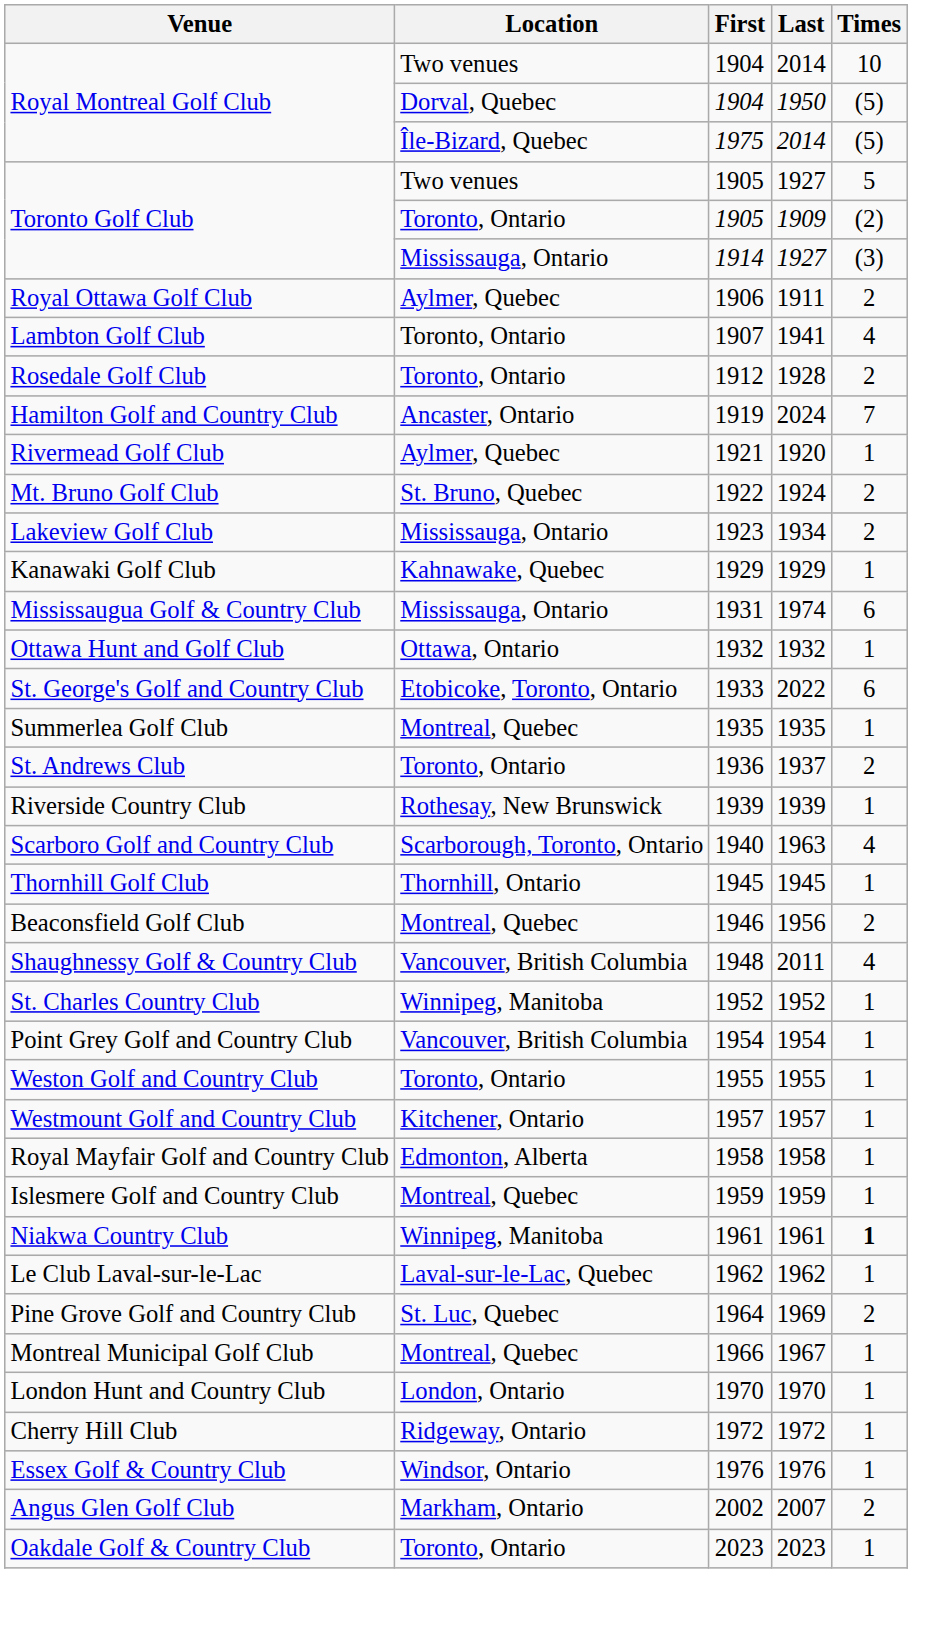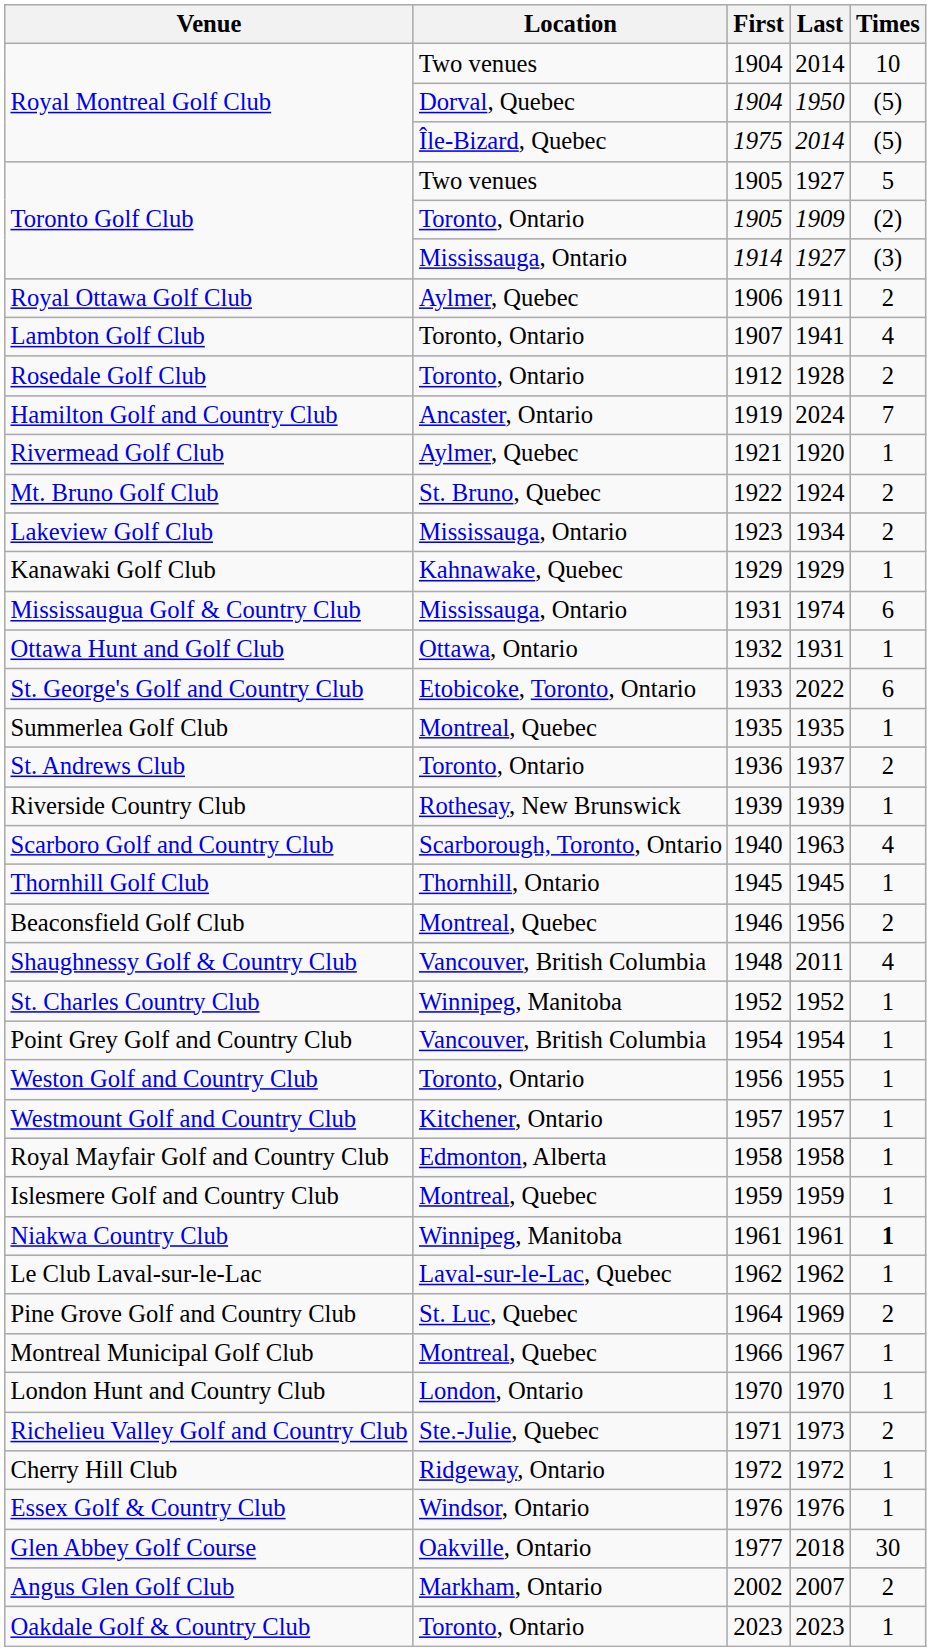(801, 649) 1932 -> (820, 649) 1931
(739, 1079) 1955 -> (758, 1079) 1956
+ row: (209, 1430)
+ row: (133, 1548)
